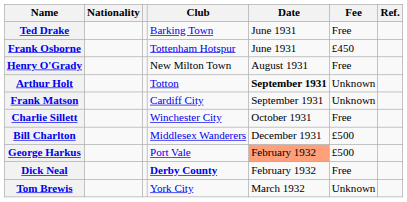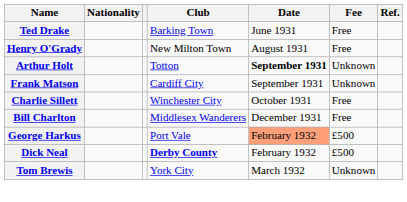- row: (44, 48)
(343, 135) £500 -> (342, 118) Free
(342, 170) Free -> (343, 153) £500
